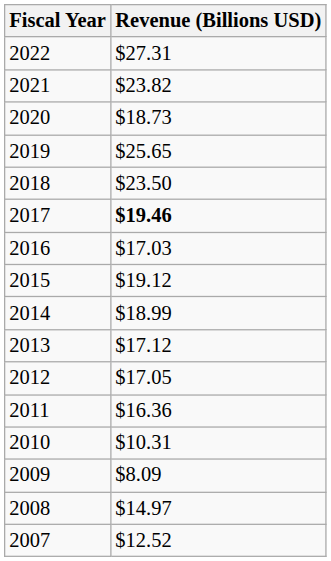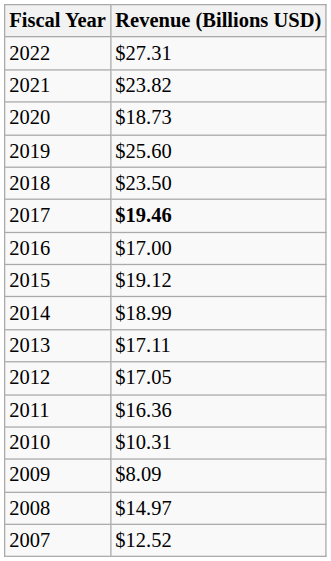(143, 150) $25.65 -> (143, 150) $25.60
(143, 248) $17.03 -> (143, 248) $17.00
(143, 345) $17.12 -> (143, 345) $17.11
